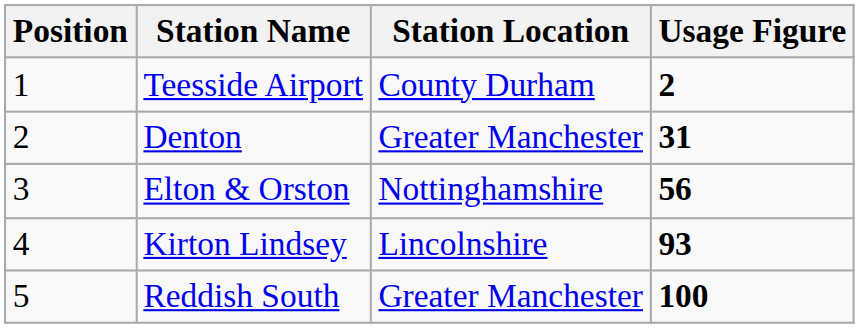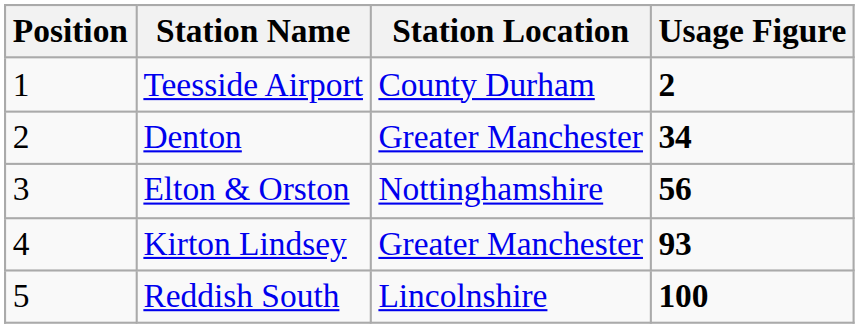(675, 137) 31 -> (675, 137) 34
(463, 243) Lincolnshire -> (511, 243) Greater Manchester
(511, 296) Greater Manchester -> (463, 296) Lincolnshire
